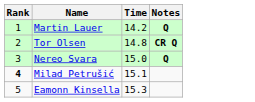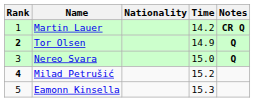+ column: (156, 12)
(166, 28) Q -> (233, 28) CR Q
(18, 43) normal -> (18, 43) bold
(136, 43) 14.8 -> (203, 43) 14.9
(166, 43) CR Q -> (233, 43) Q
(136, 74) 15.1 -> (203, 74) 15.2
